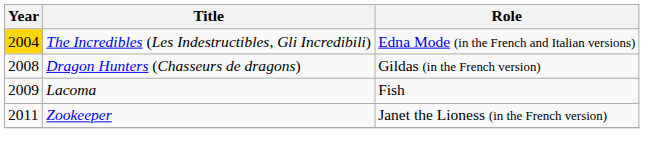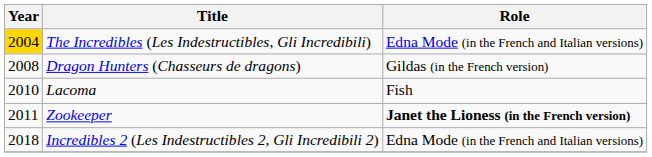(24, 90) 2009 -> (24, 90) 2010
(493, 115) normal -> (508, 115) bold
+ row: (212, 139)
